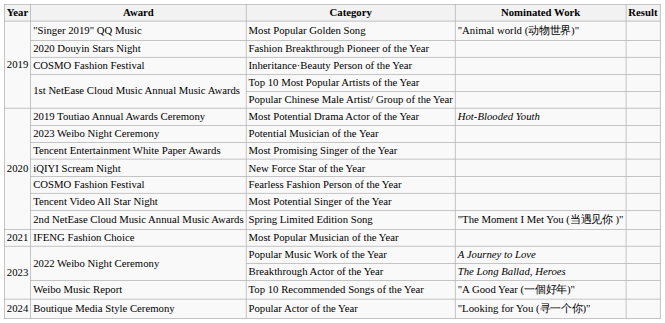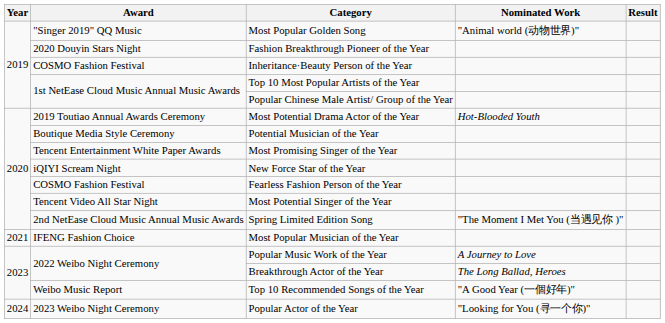(96, 134) 2023 Weibo Night Ceremony -> (104, 134) Boutique Media Style Ceremony
(104, 309) Boutique Media Style Ceremony -> (96, 309) 2023 Weibo Night Ceremony
